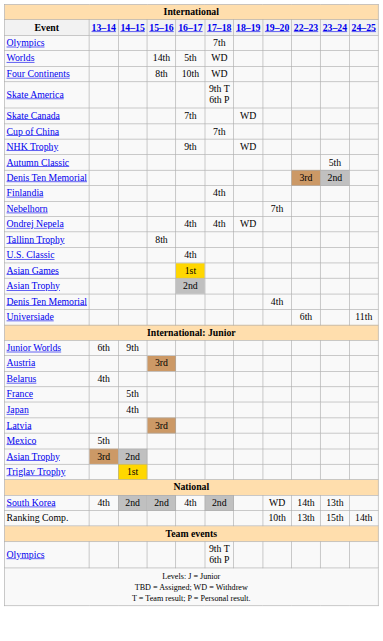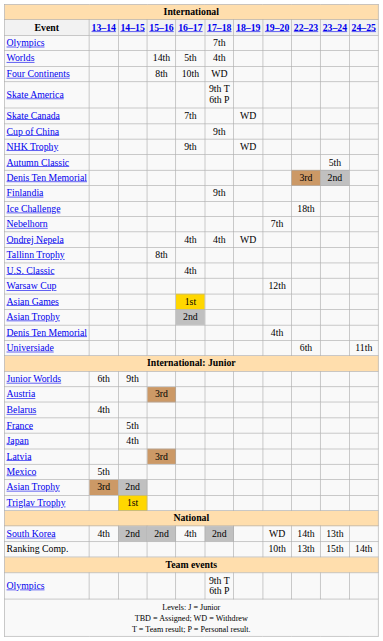(219, 58) WD -> (219, 58) 4th
(219, 131) 7th -> (219, 131) 9th
(219, 193) 4th -> (219, 193) 9th
+ row: (34, 208)
+ row: (32, 286)
